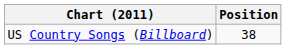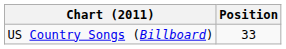(249, 34) 38 -> (249, 34) 33
